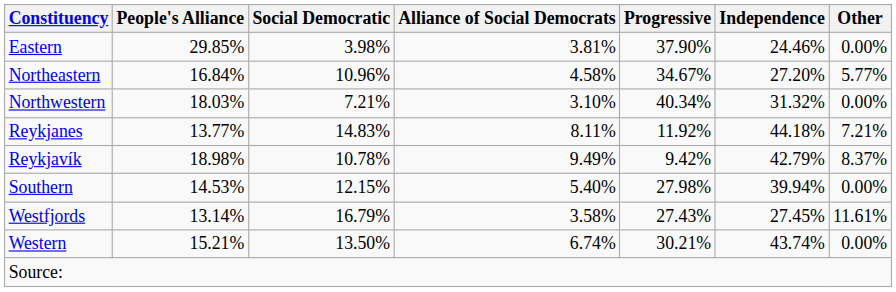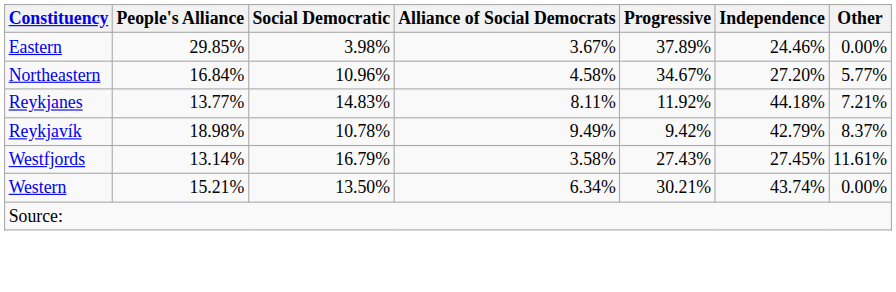(593, 46) 3.81% -> (593, 46) 3.67%
(684, 46) 37.90% -> (684, 46) 37.89%
- row: (57, 103)
- row: (41, 187)
(593, 243) 6.74% -> (593, 187) 6.34%
